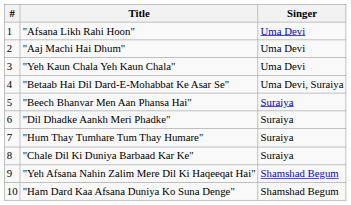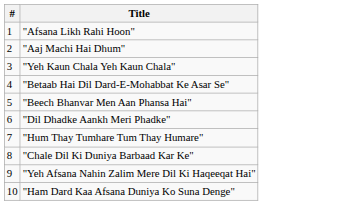- column: (302, 13)
